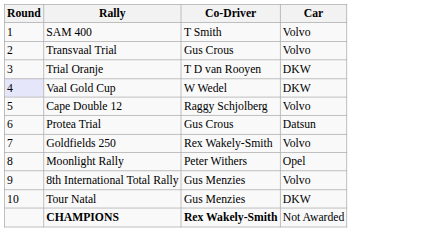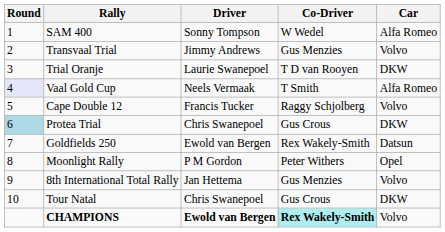+ column: (230, 13)
(203, 32) T Smith -> (302, 32) W Wedel
(297, 32) Volvo -> (408, 32) Alfa Romeo
(209, 50) Gus Crous -> (311, 50) Gus Menzies
(205, 87) W Wedel -> (300, 87) T Smith
(297, 87) DKW -> (408, 87) Alfa Romeo
(10, 124) no background -> (10, 124) lightblue background
(299, 124) Datsun -> (394, 124) DKW
(297, 143) Volvo -> (396, 143) Datsun
(215, 198) Gus Menzies -> (306, 198) Gus Crous
(231, 217) no background -> (328, 217) paleturquoise background
(314, 217) Not Awarded -> (394, 217) Volvo
